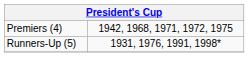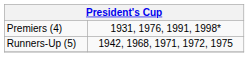(166, 29) 1942, 1968, 1971, 1972, 1975 -> (166, 29) 1931, 1976, 1991, 1998*
(166, 45) 1931, 1976, 1991, 1998* -> (166, 45) 1942, 1968, 1971, 1972, 1975
